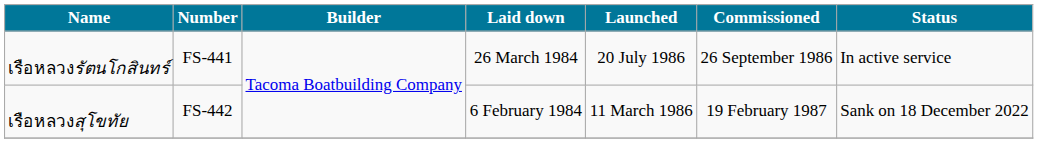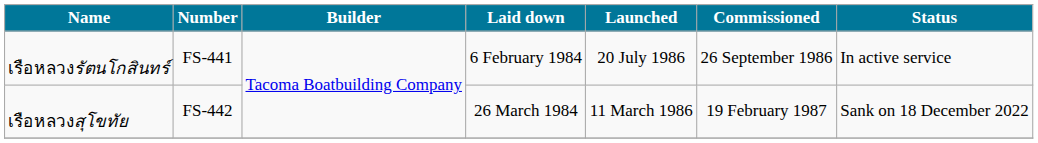(526, 58) 26 March 1984 -> (526, 58) 6 February 1984
(526, 111) 6 February 1984 -> (526, 111) 26 March 1984
